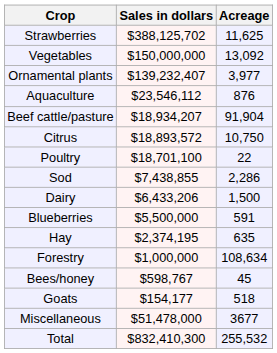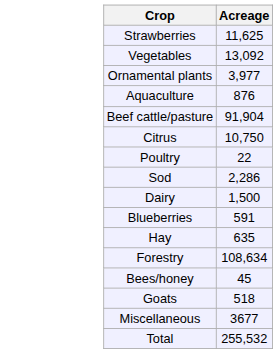- column: (166, 15)
